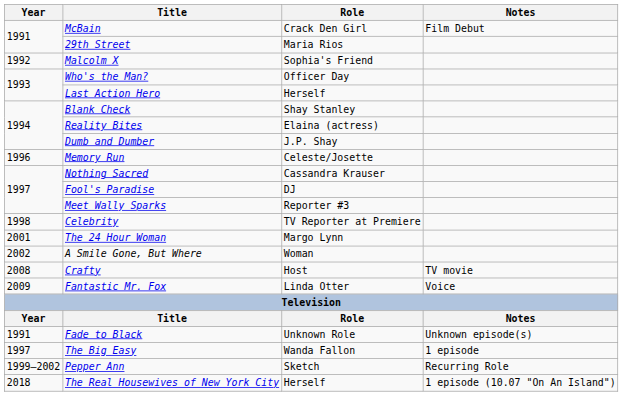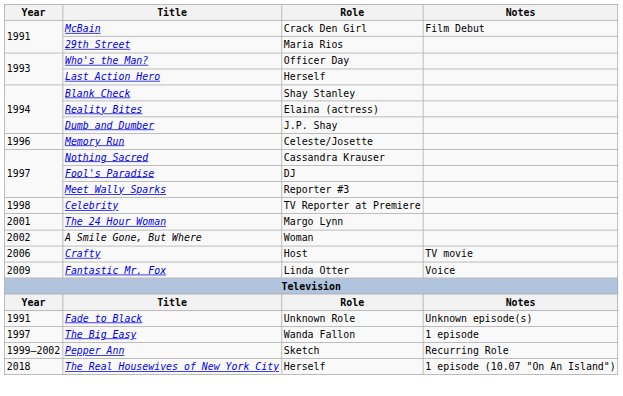- row: (92, 61)
(19, 270) 2008 -> (19, 254) 2006
